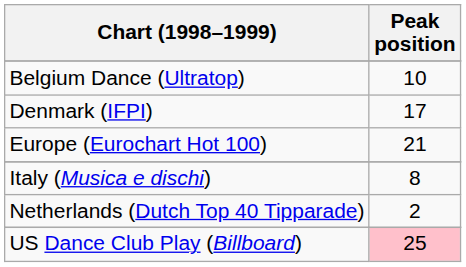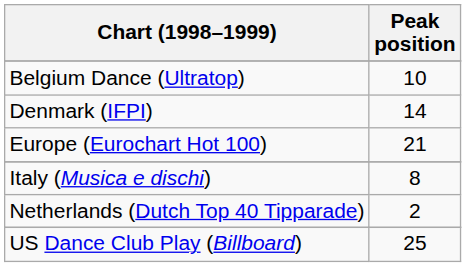(415, 111) 17 -> (415, 111) 14
(415, 244) pink background -> (415, 244) no background
